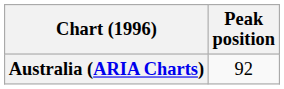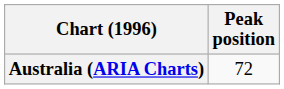(244, 68) 92 -> (244, 68) 72
